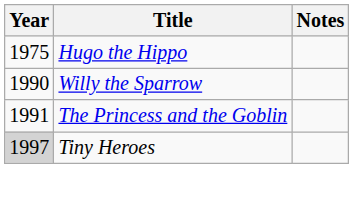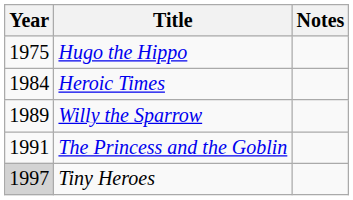+ row: (112, 83)
(29, 83) 1990 -> (29, 115) 1989
